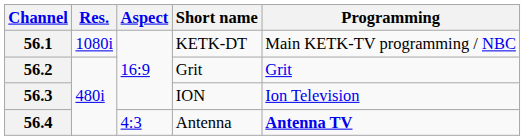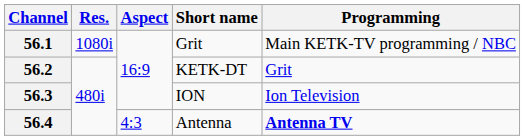(211, 43) KETK-DT -> (189, 43) Grit
(189, 69) Grit -> (211, 69) KETK-DT
